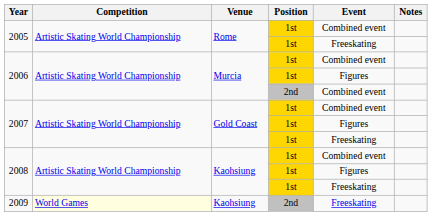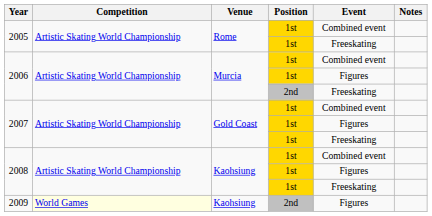(354, 92) Combined event -> (354, 92) Freeskating
(354, 203) Freeskating -> (354, 203) Figures
